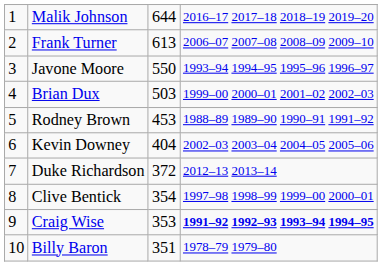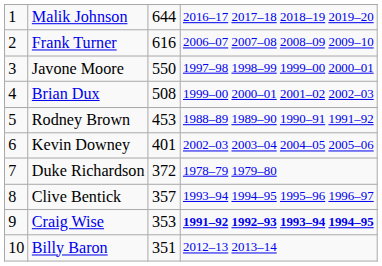(164, 42) 613 -> (164, 42) 616
(278, 68) 1993–94 1994–95 1995–96 1996–97 -> (278, 68) 1997–98 1998–99 1999–00 2000–01
(164, 94) 503 -> (164, 94) 508
(164, 145) 404 -> (164, 145) 401
(230, 171) 2012–13 2013–14 -> (230, 171) 1978–79 1979–80
(164, 196) 354 -> (164, 196) 357
(278, 196) 1997–98 1998–99 1999–00 2000–01 -> (278, 196) 1993–94 1994–95 1995–96 1996–97
(230, 247) 1978–79 1979–80 -> (230, 247) 2012–13 2013–14
